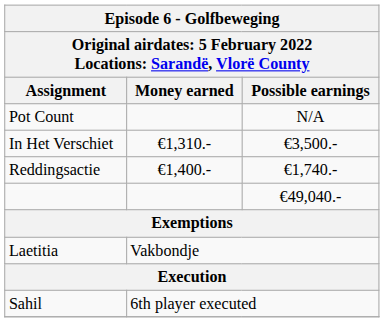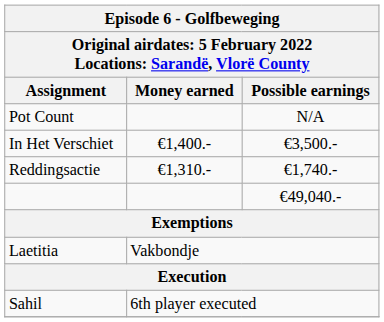(184, 143) €1,310.- -> (184, 143) €1,400.-
(184, 170) €1,400.- -> (184, 170) €1,310.-
